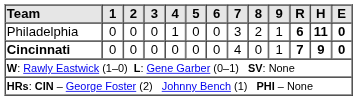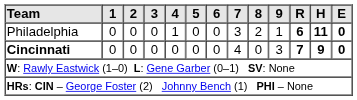(279, 50) 1 -> (279, 50) 3
